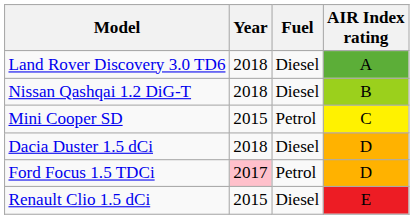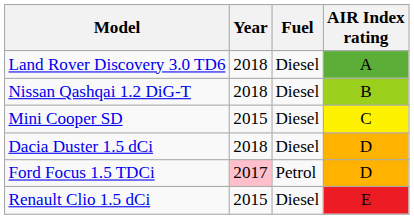(296, 118) Petrol -> (297, 118) Diesel
